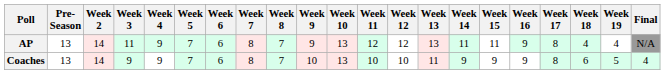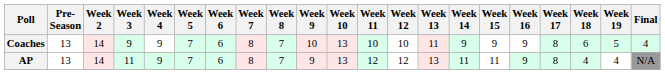rows swapped: (26, 43) <-> (26, 61)
